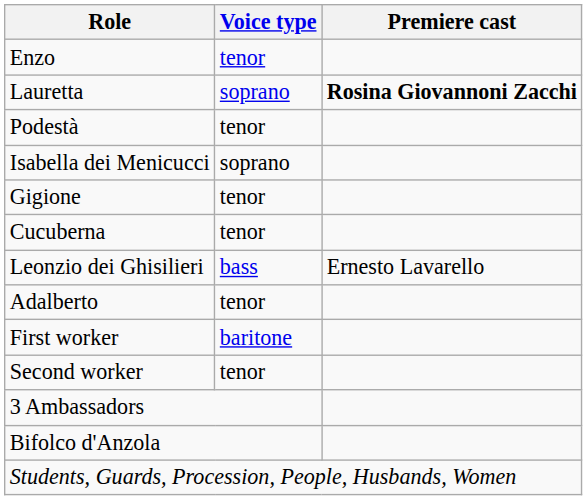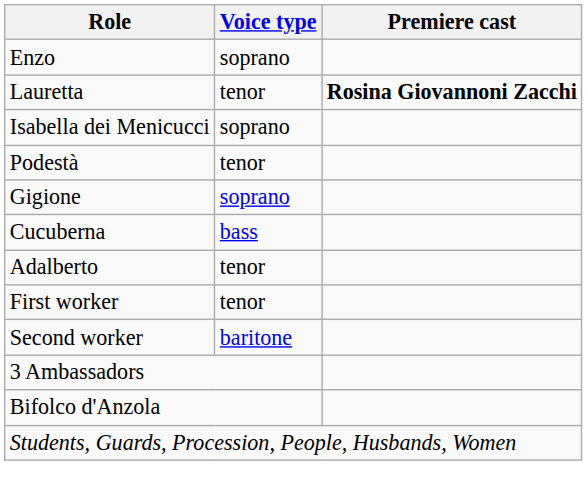(243, 57) tenor -> (255, 57) soprano
(255, 92) soprano -> (243, 92) tenor
rows swapped: (110, 162) <-> (44, 127)
(243, 197) tenor -> (255, 197) soprano
(243, 232) tenor -> (239, 232) bass
- row: (107, 267)
(256, 337) baritone -> (243, 302) tenor
(243, 372) tenor -> (256, 337) baritone
